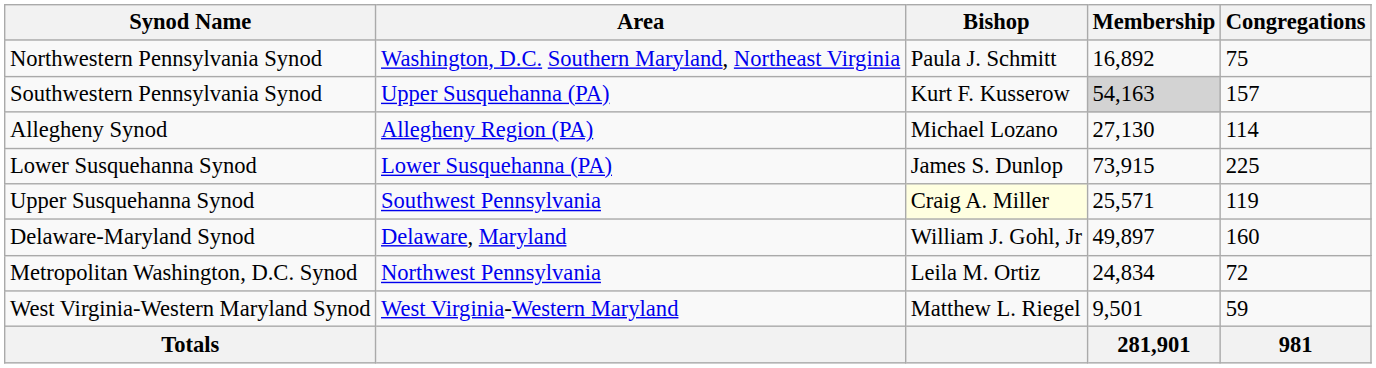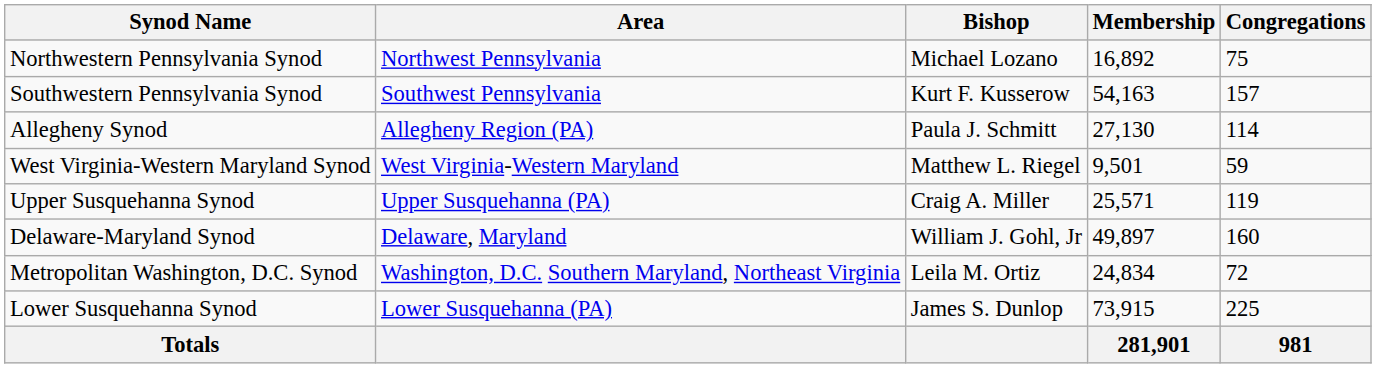(641, 58) Washington, D.C. Southern Maryland, Northeast Virginia -> (491, 58) Northwest Pennsylvania
(984, 58) Paula J. Schmitt -> (984, 58) Michael Lozano
(495, 93) Upper Susquehanna (PA) -> (491, 93) Southwest Pennsylvania
(1123, 93) lightgrey background -> (1123, 93) no background
(984, 129) Michael Lozano -> (984, 129) Paula J. Schmitt
rows swapped: (133, 165) <-> (190, 308)
(491, 201) Southwest Pennsylvania -> (495, 201) Upper Susquehanna (PA)
(980, 201) lightyellow background -> (980, 201) no background
(491, 272) Northwest Pennsylvania -> (641, 272) Washington, D.C. Southern Maryland, Northeast Virginia
